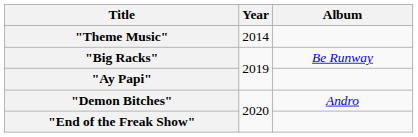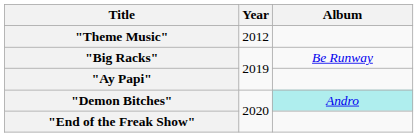(256, 36) 2014 -> (256, 36) 2012
(342, 100) no background -> (342, 100) paleturquoise background
